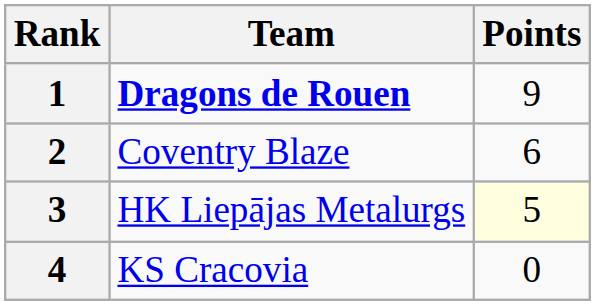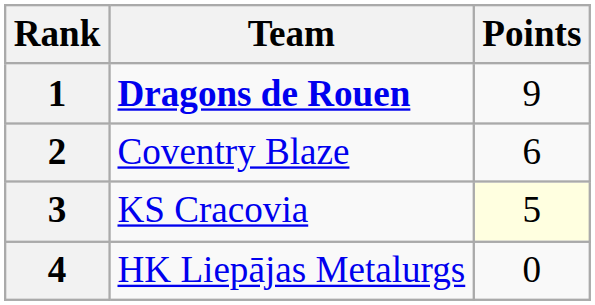(291, 210) HK Liepājas Metalurgs -> (213, 210) KS Cracovia
(213, 269) KS Cracovia -> (291, 269) HK Liepājas Metalurgs
